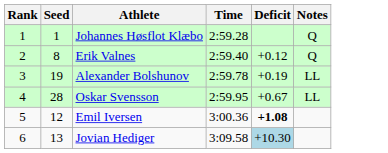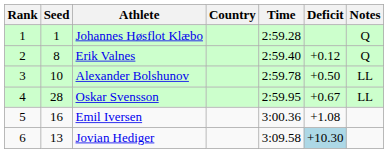+ column: (232, 14)
(57, 76) 19 -> (57, 76) 10
(273, 76) +0.19 -> (325, 76) +0.50
(57, 117) 12 -> (57, 117) 16
(273, 117) bold -> (325, 117) normal
